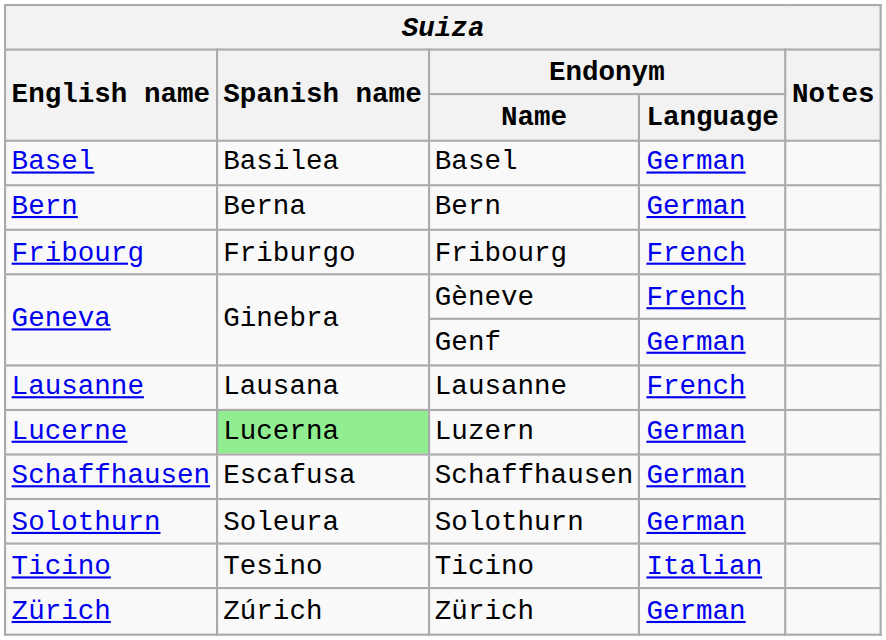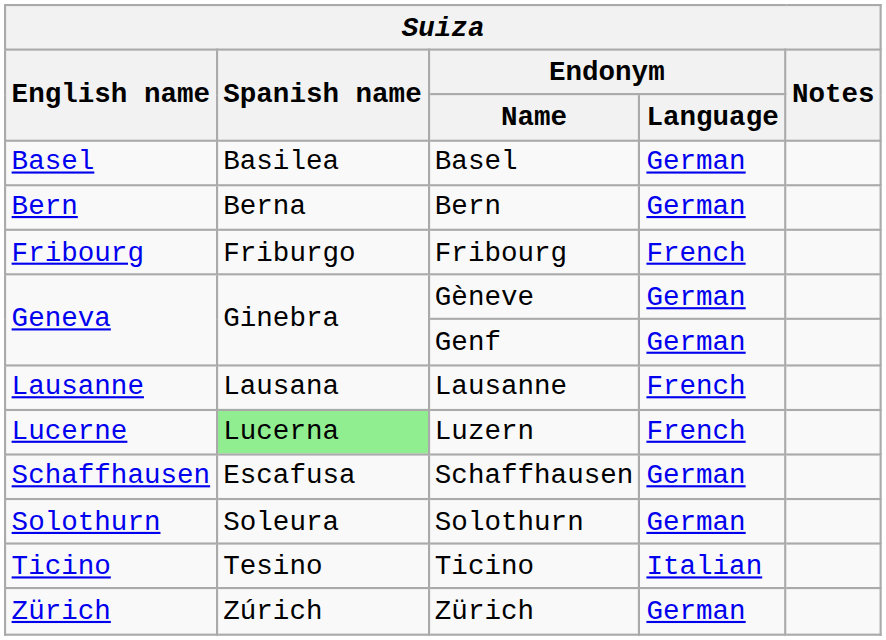(696, 297) French -> (696, 297) German
(696, 432) German -> (696, 432) French
